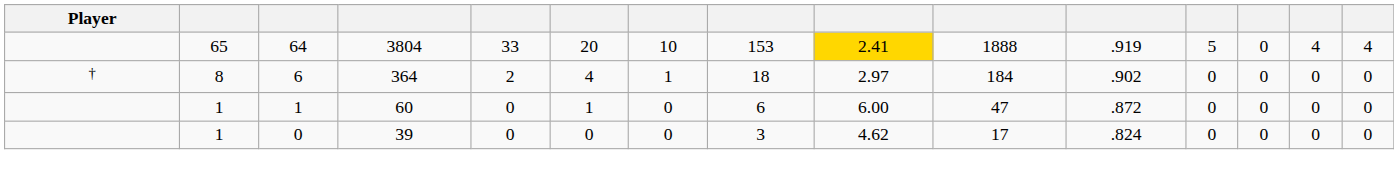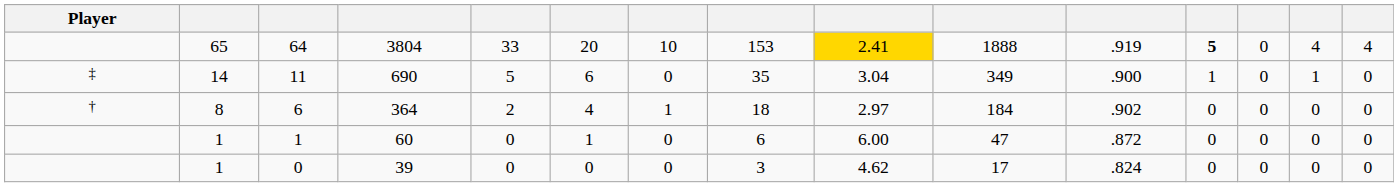(1212, 46) normal -> (1212, 46) bold
+ row: (298, 76)
